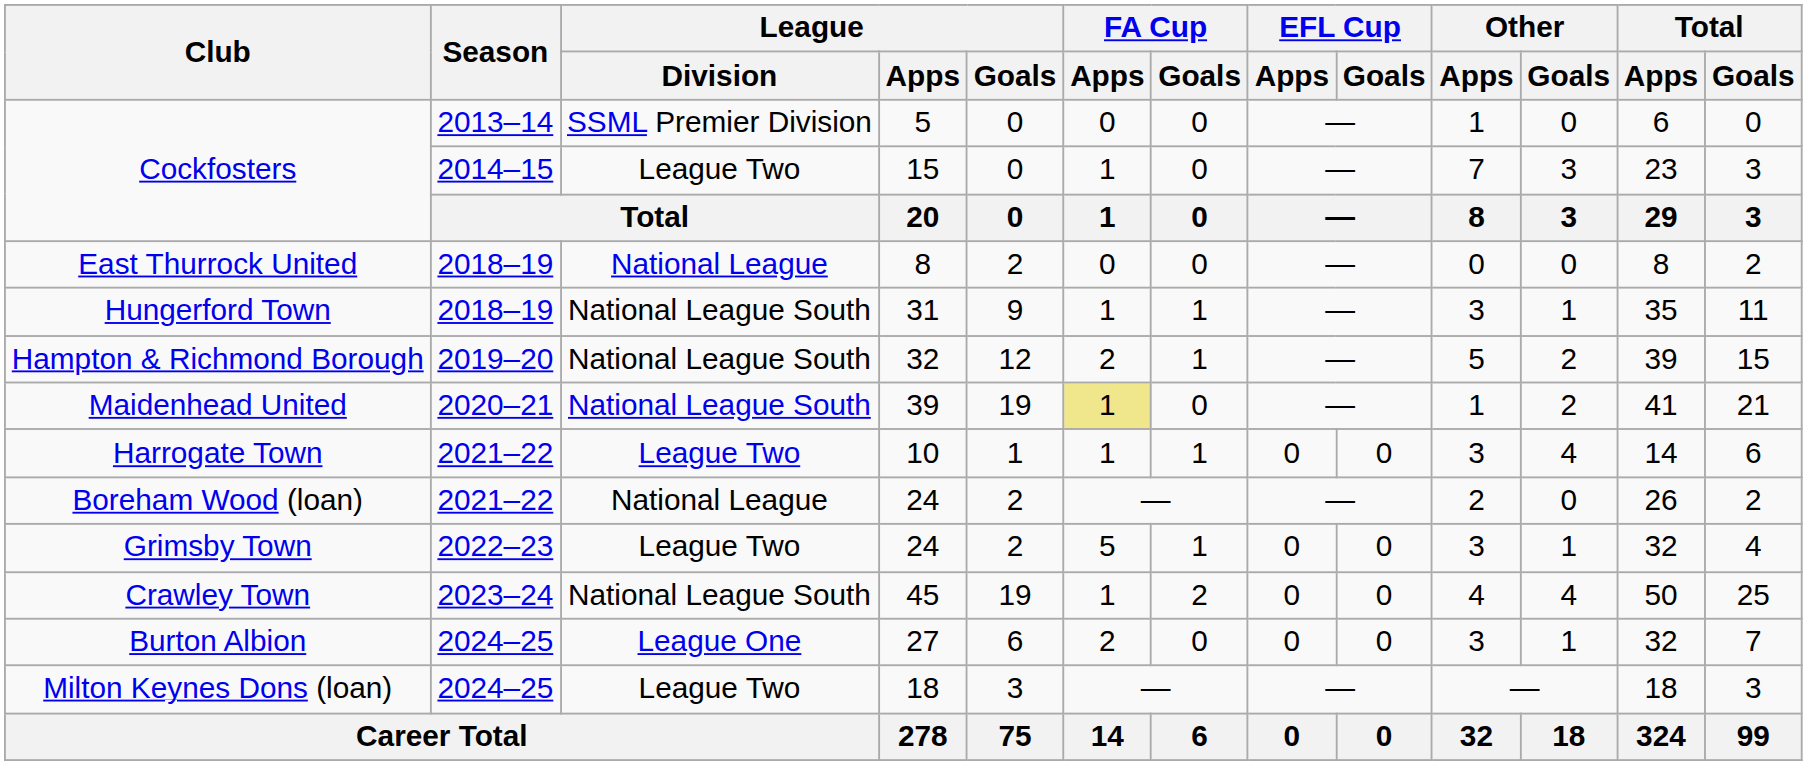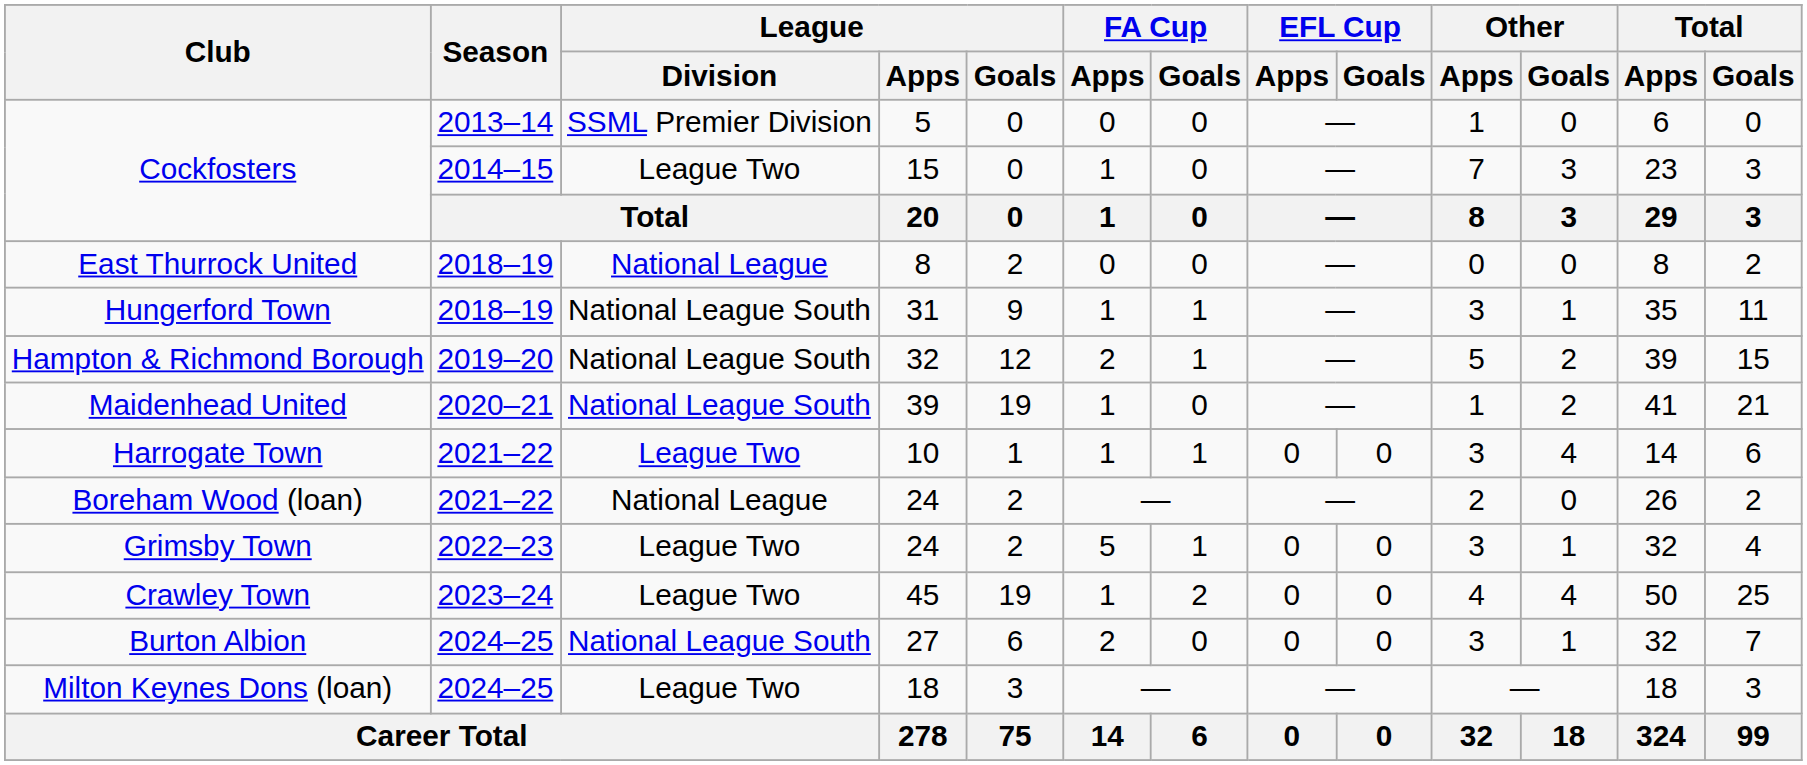(1107, 405) khaki background -> (1107, 405) no background
(719, 594) National League South -> (719, 594) League Two
(719, 641) League One -> (719, 641) National League South
